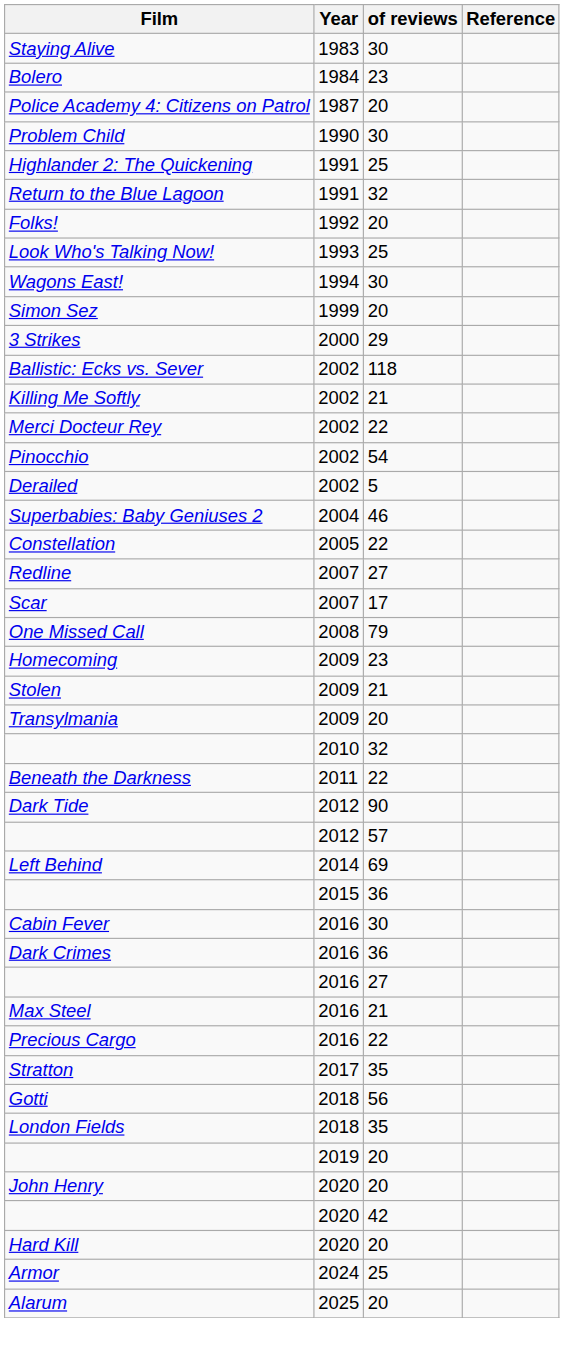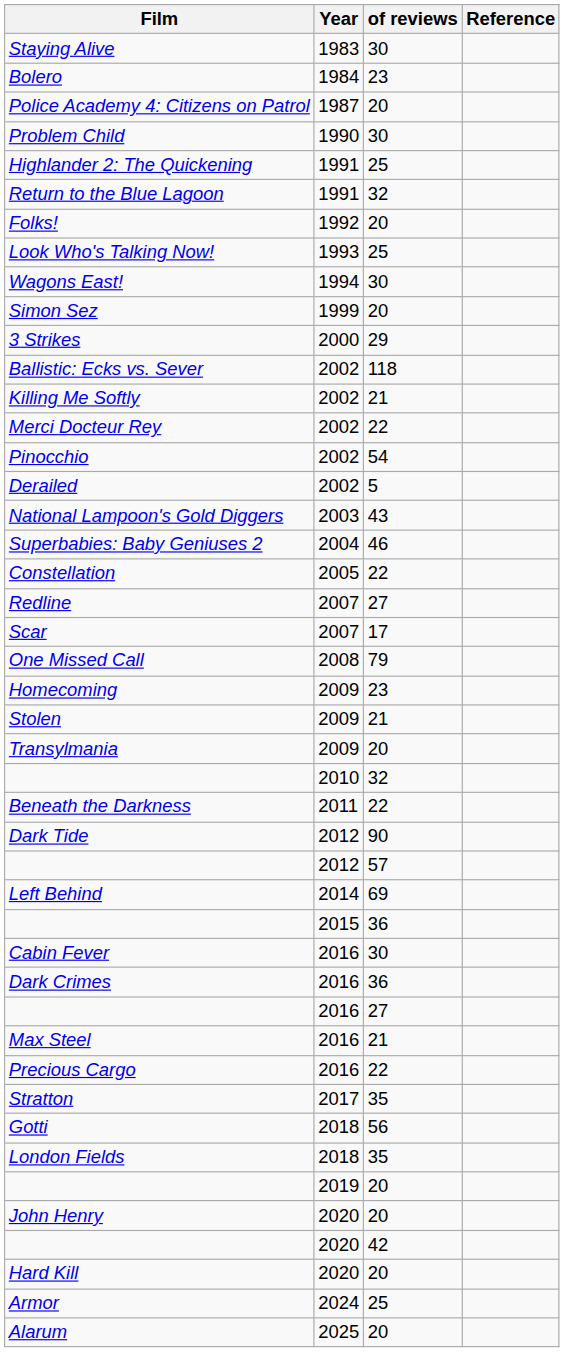+ row: (146, 515)
